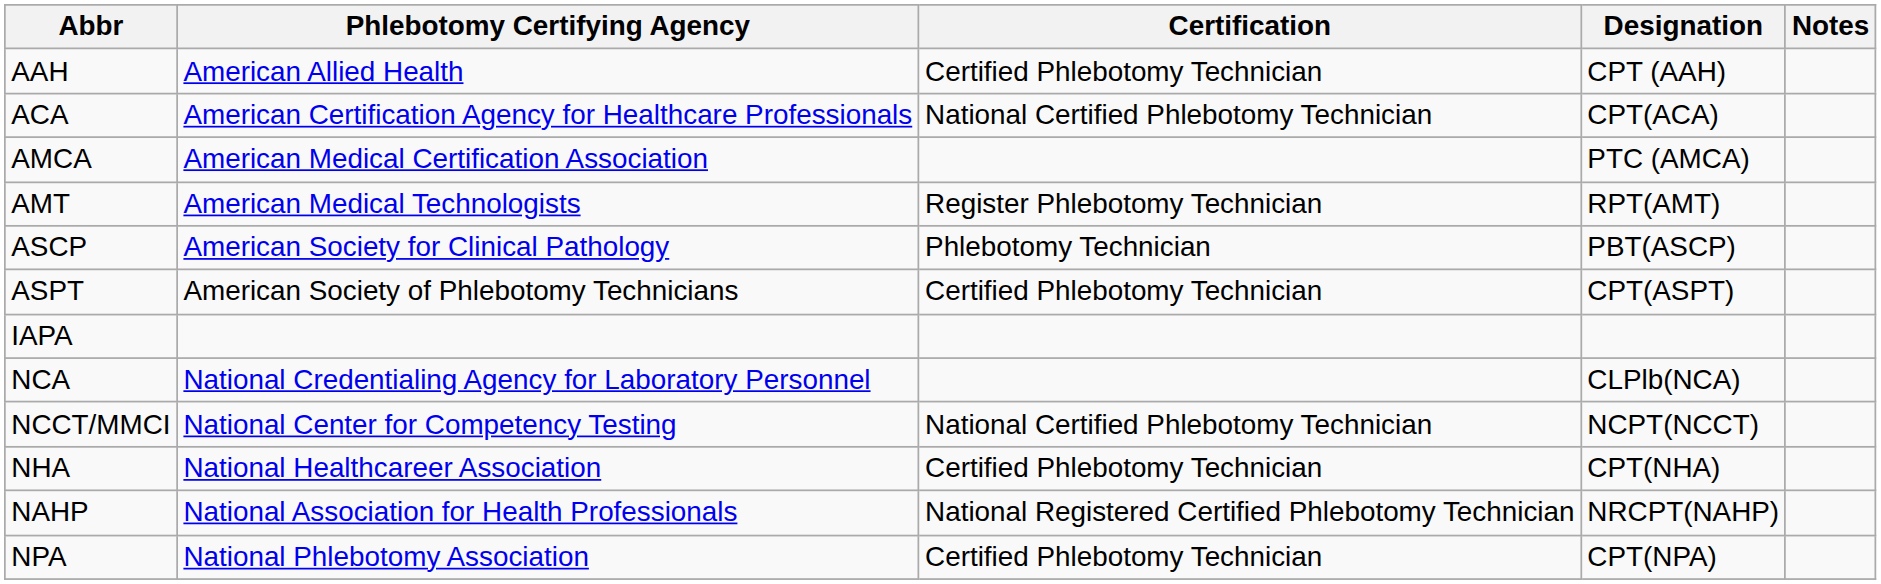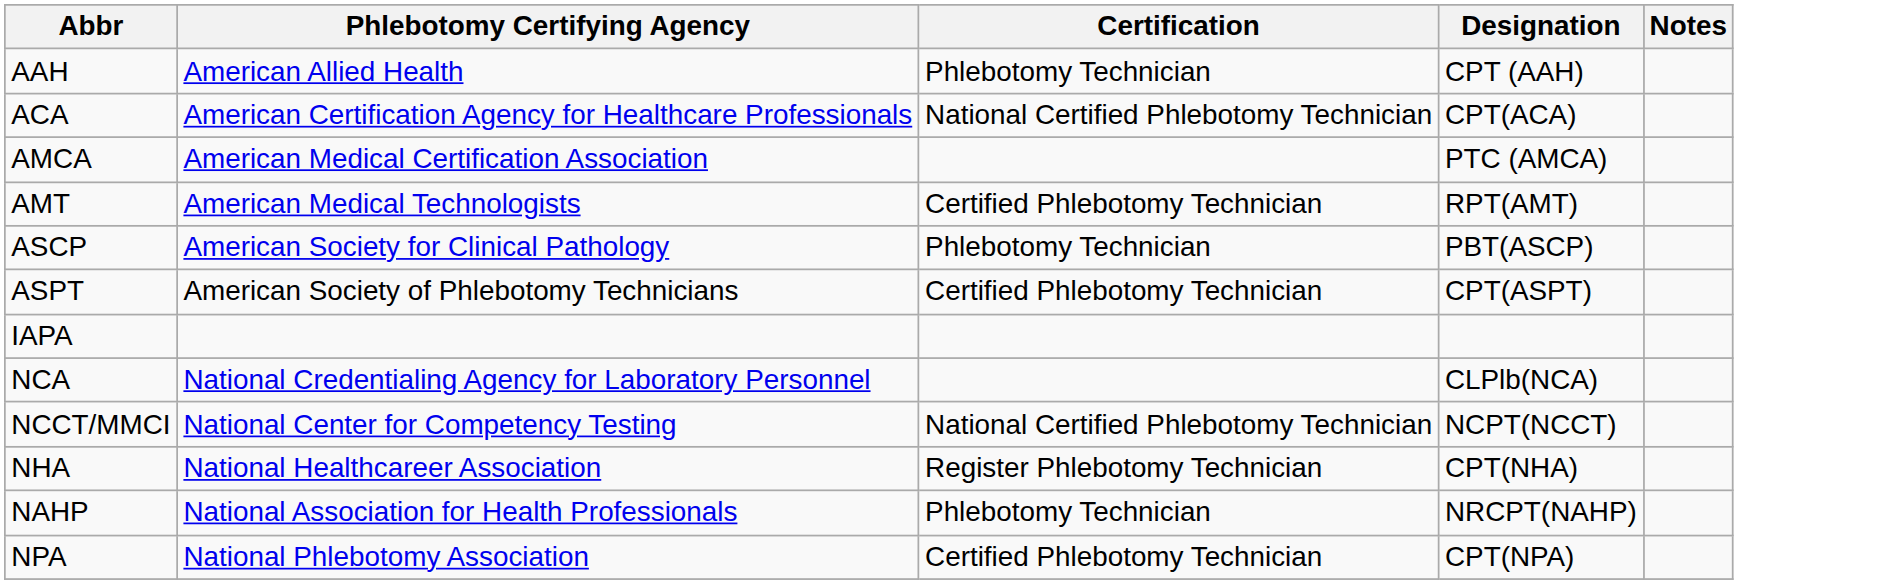(1124, 70) Certified Phlebotomy Technician -> (1068, 70) Phlebotomy Technician
(1124, 203) Register Phlebotomy Technician -> (1124, 203) Certified Phlebotomy Technician
(1124, 468) Certified Phlebotomy Technician -> (1124, 468) Register Phlebotomy Technician
(1250, 512) National Registered Certified Phlebotomy Technician -> (1068, 512) Phlebotomy Technician
